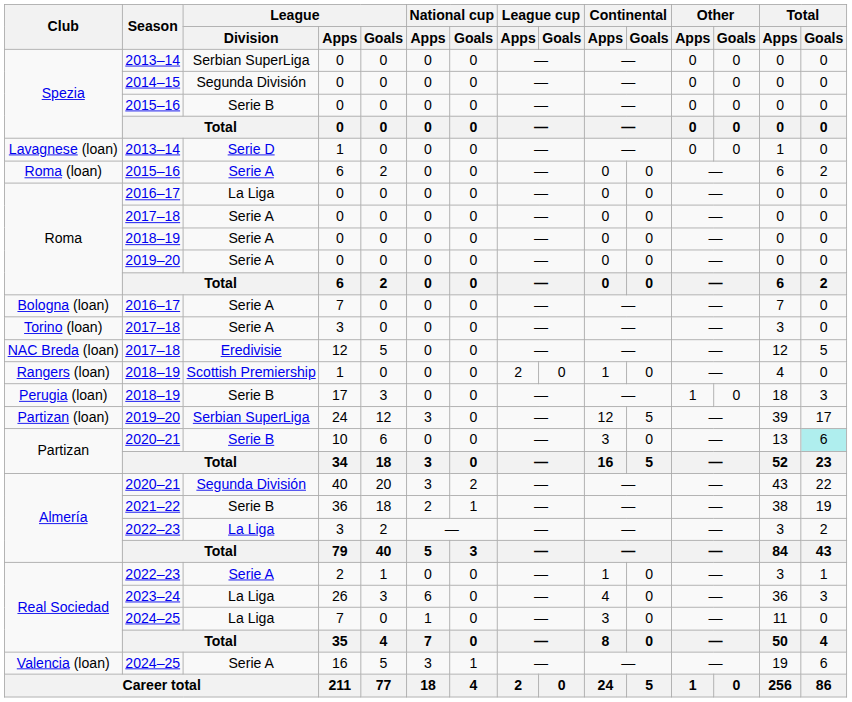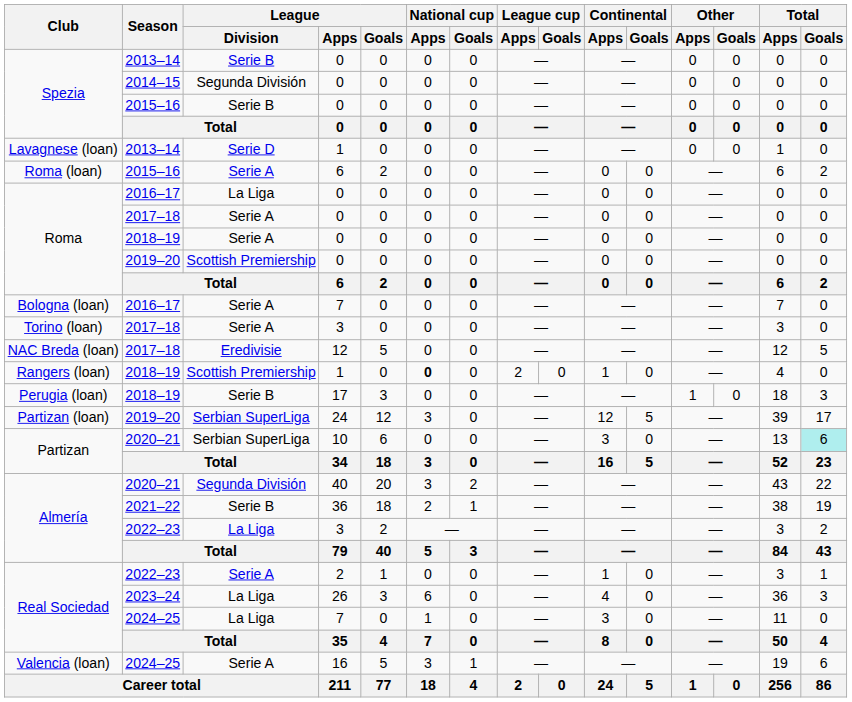(251, 60) Serbian SuperLiga -> (251, 60) Serie B
(251, 261) Serie A -> (251, 261) Scottish Premiership
(428, 372) normal -> (428, 372) bold
(251, 439) Serie B -> (251, 439) Serbian SuperLiga
